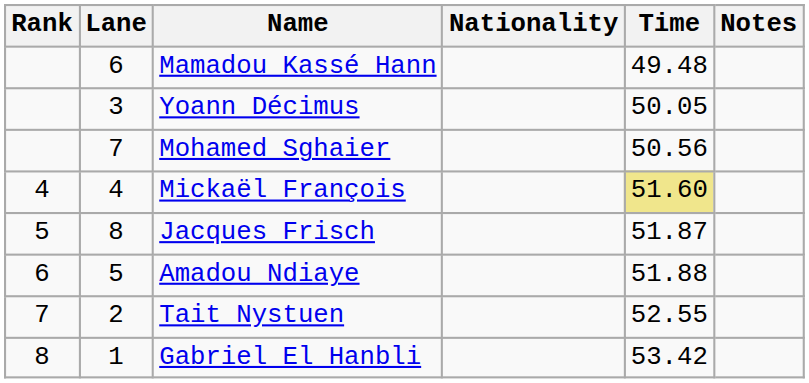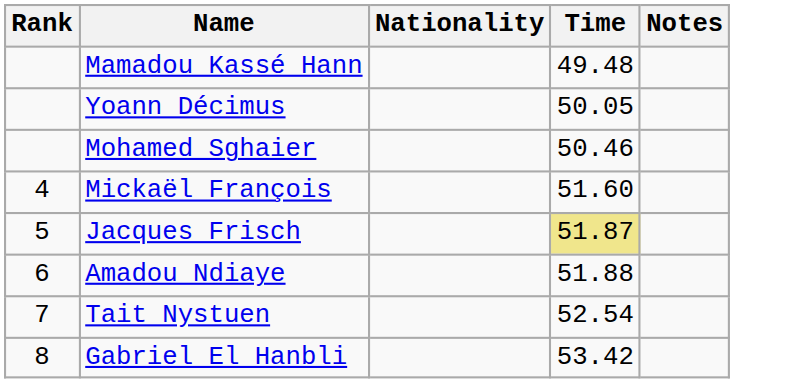- column: (116, 26)
(669, 151) 50.56 -> (595, 151) 50.46
(669, 192) khaki background -> (595, 192) no background
(669, 233) no background -> (595, 233) khaki background
(669, 316) 52.55 -> (595, 316) 52.54
